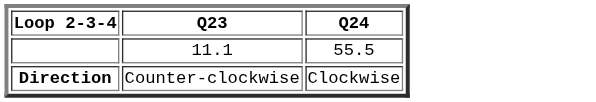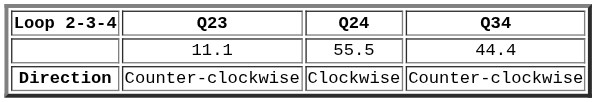+ column: (496, 23)
